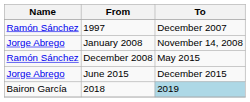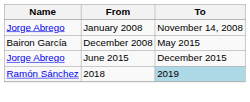- row: (94, 27)
(43, 58) Ramón Sánchez -> (37, 43) Bairon García
(37, 89) Bairon García -> (43, 74) Ramón Sánchez
